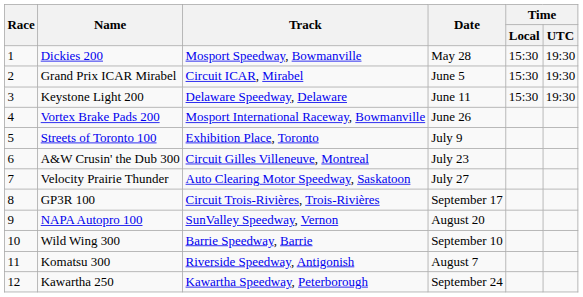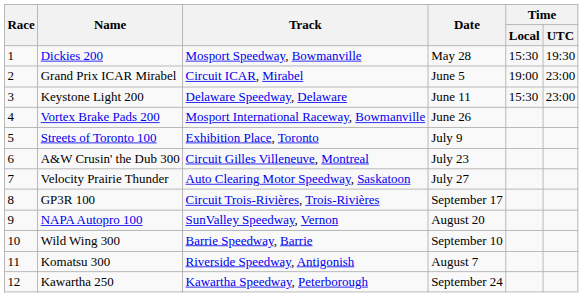(523, 76) 15:30 -> (523, 76) 19:00
(560, 76) 19:30 -> (560, 76) 23:00
(560, 96) 19:30 -> (560, 96) 23:00
